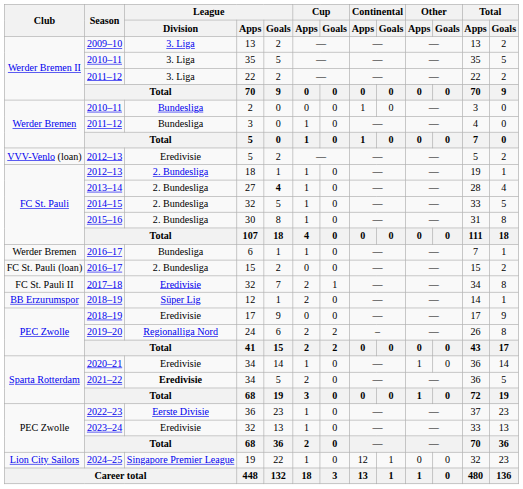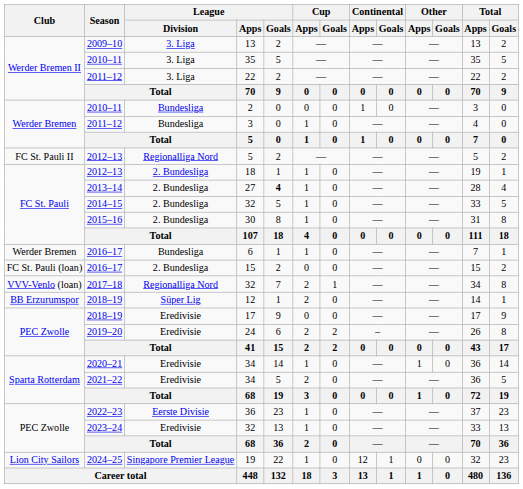(44, 156) VVV-Venlo (loan) -> (44, 156) FC St. Pauli II
(181, 156) Eredivisie -> (181, 156) Regionalliga Nord
(44, 284) FC St. Pauli II -> (44, 284) VVV-Venlo (loan)
(181, 284) Eredivisie -> (181, 284) Regionalliga Nord
(181, 332) Regionalliga Nord -> (181, 332) Eredivisie
(181, 380) bold -> (181, 380) normal
